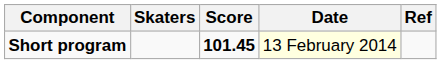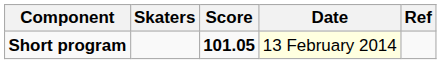(229, 44) 101.45 -> (229, 44) 101.05
